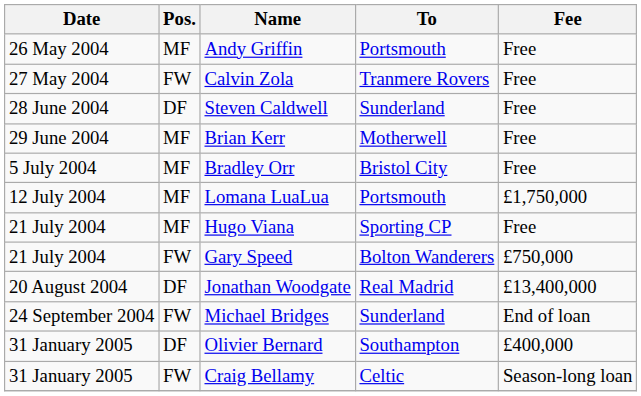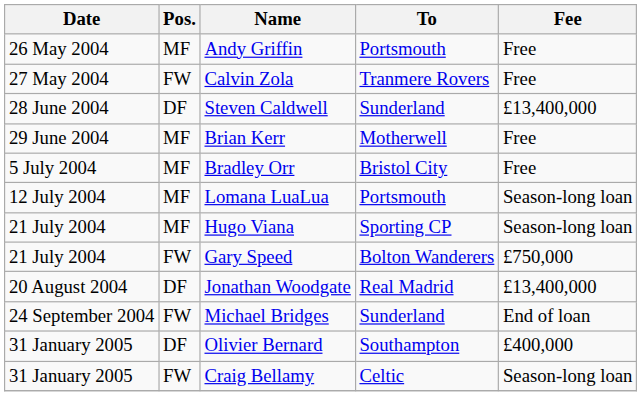(520, 108) Free -> (550, 108) £13,400,000
(545, 197) £1,750,000 -> (568, 197) Season-long loan
(520, 227) Free -> (568, 227) Season-long loan
